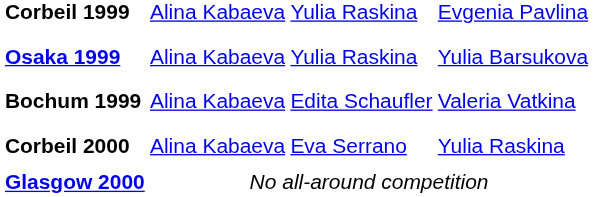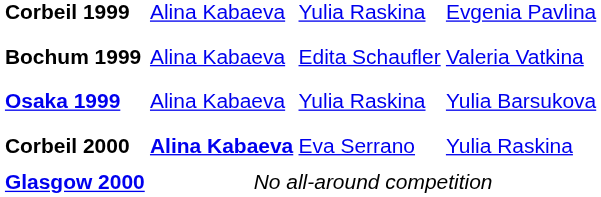rows swapped: (73, 101) <-> (63, 56)
(218, 146) normal -> (222, 146) bold
